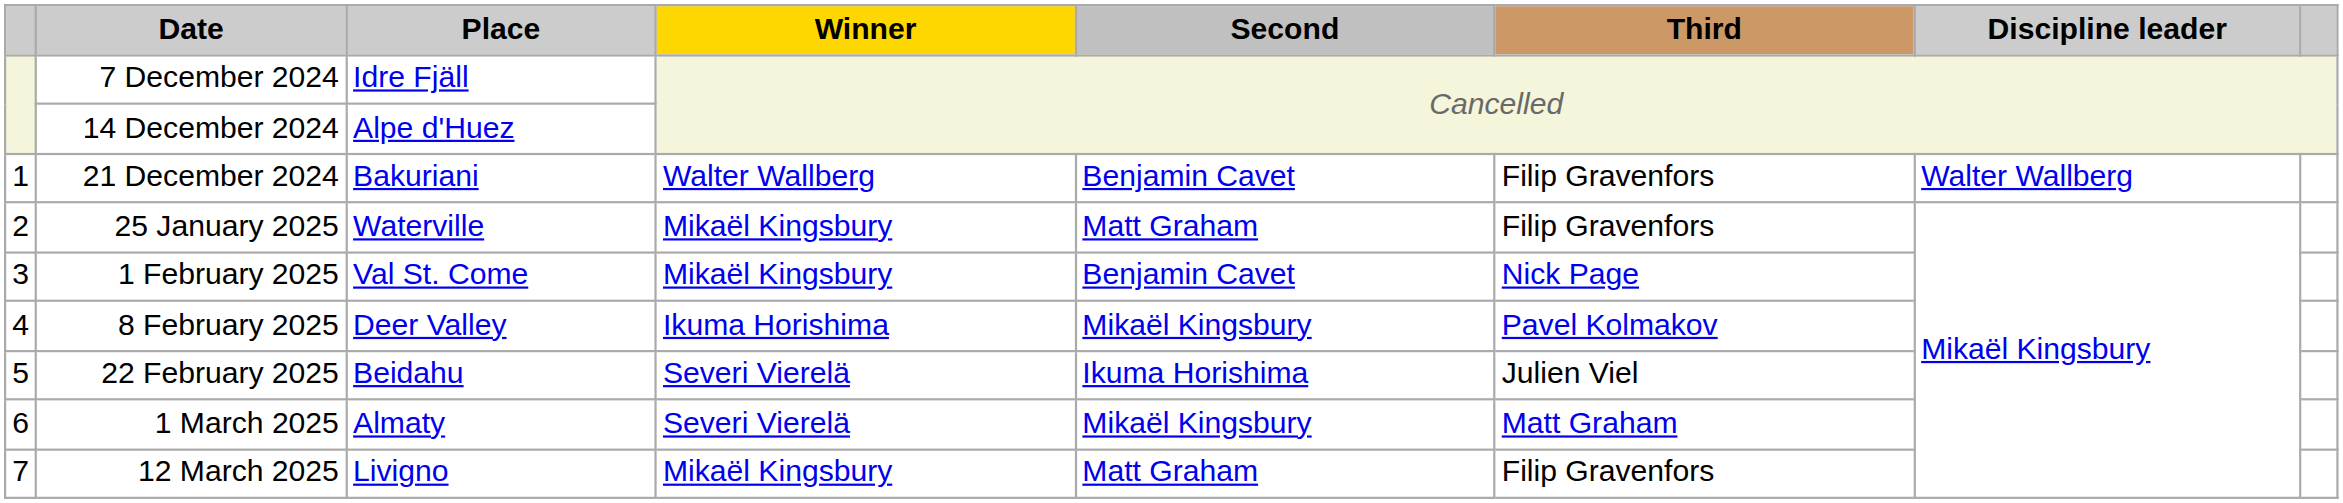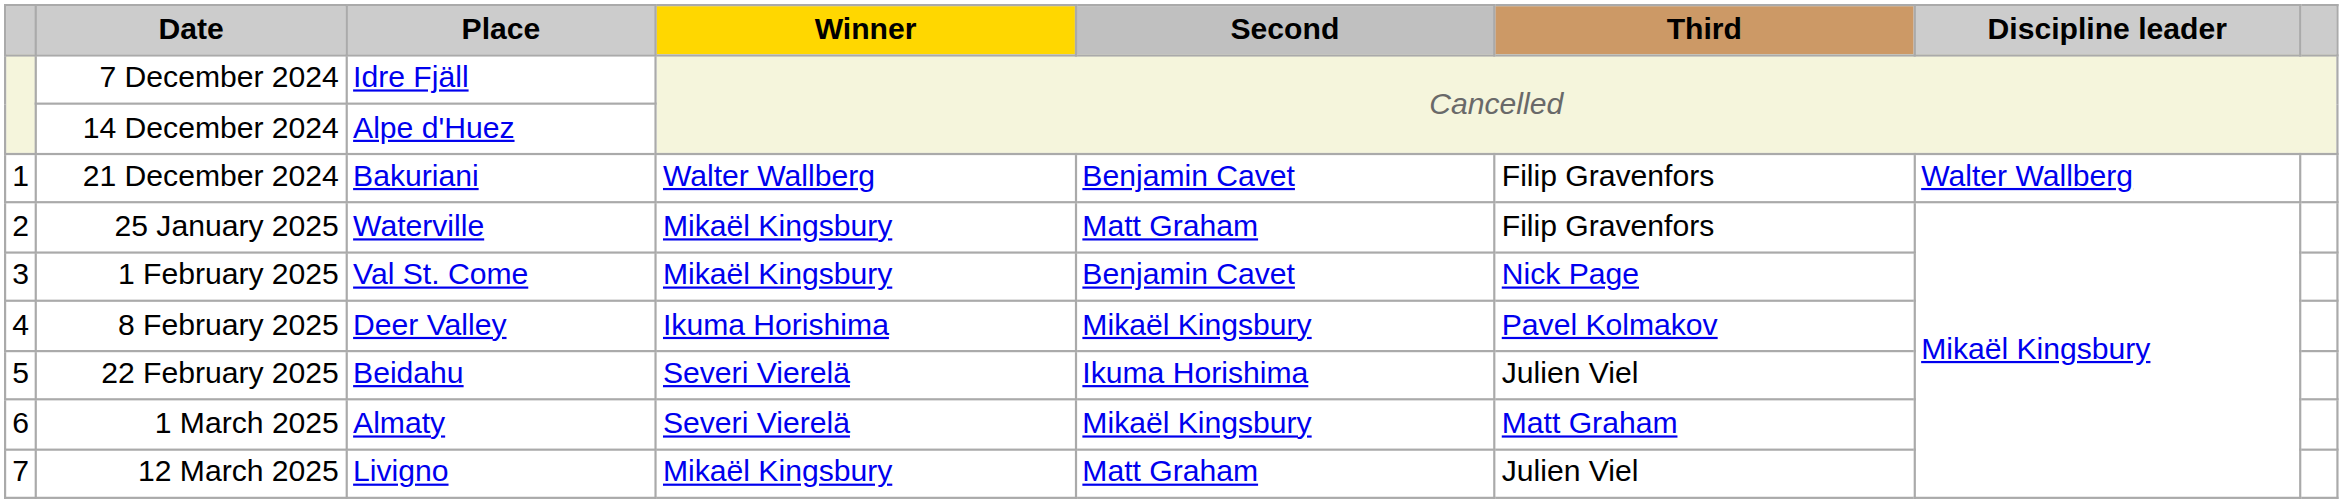(1608, 472) Filip Gravenfors -> (1570, 472) Julien Viel
